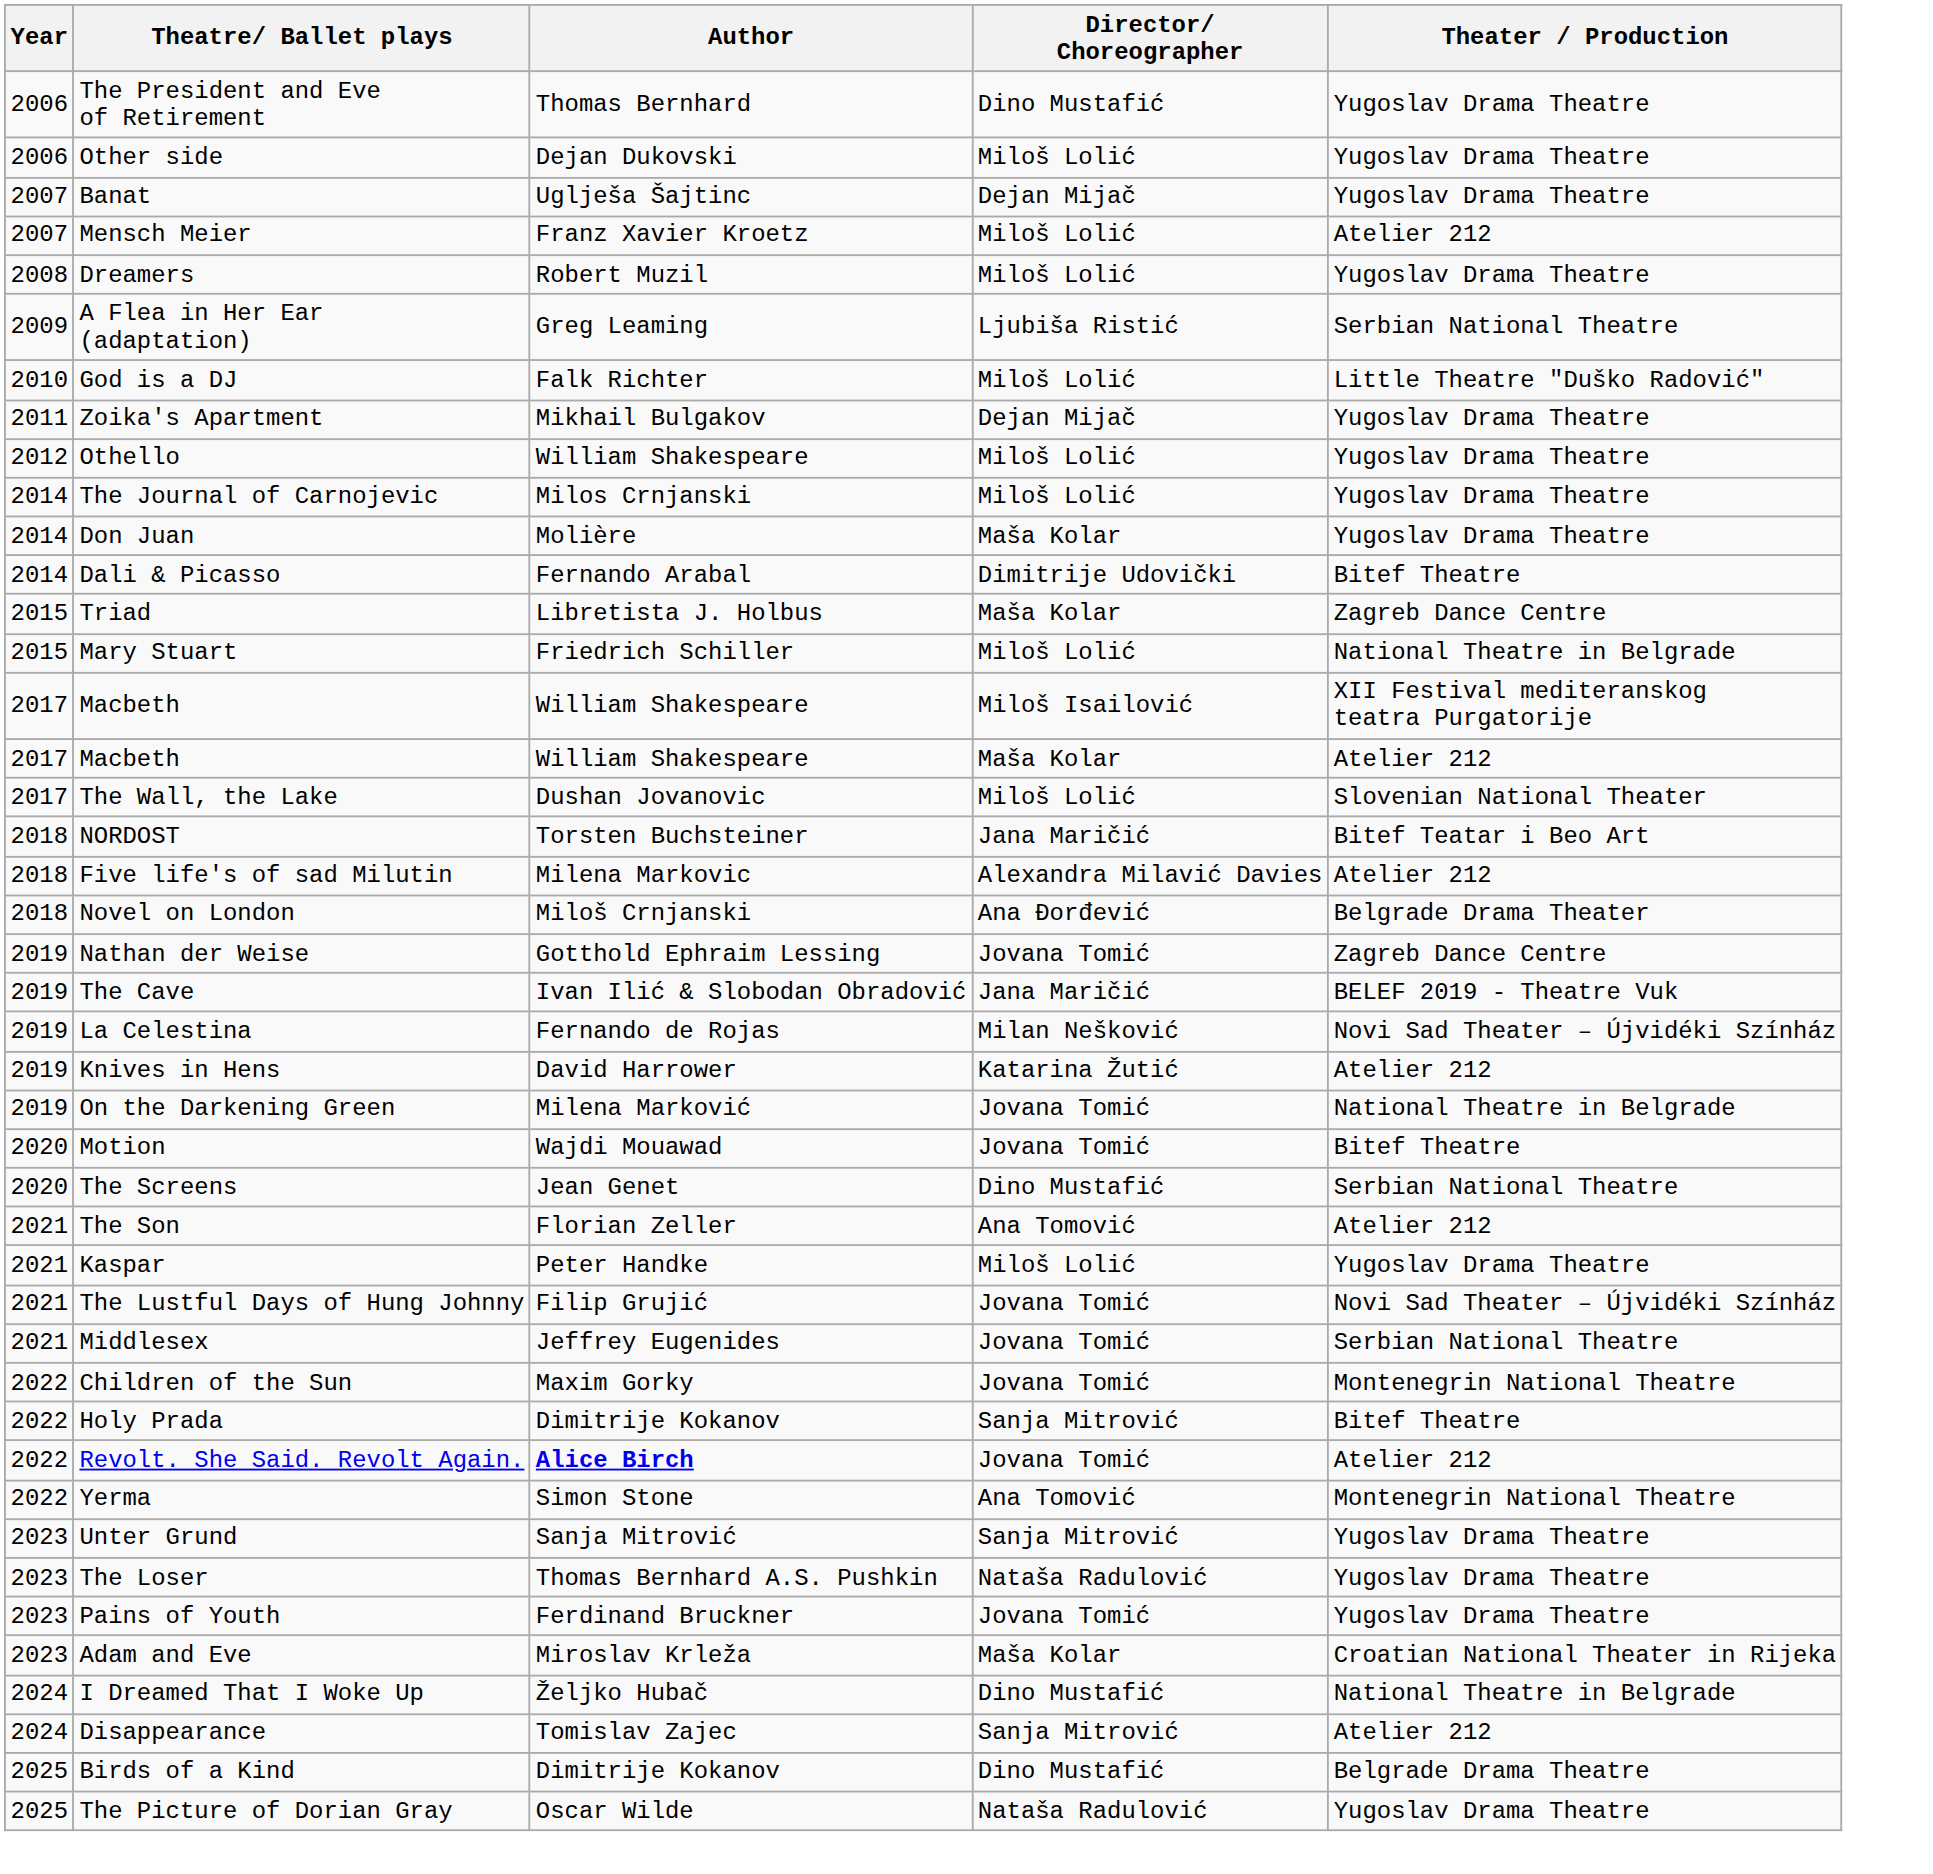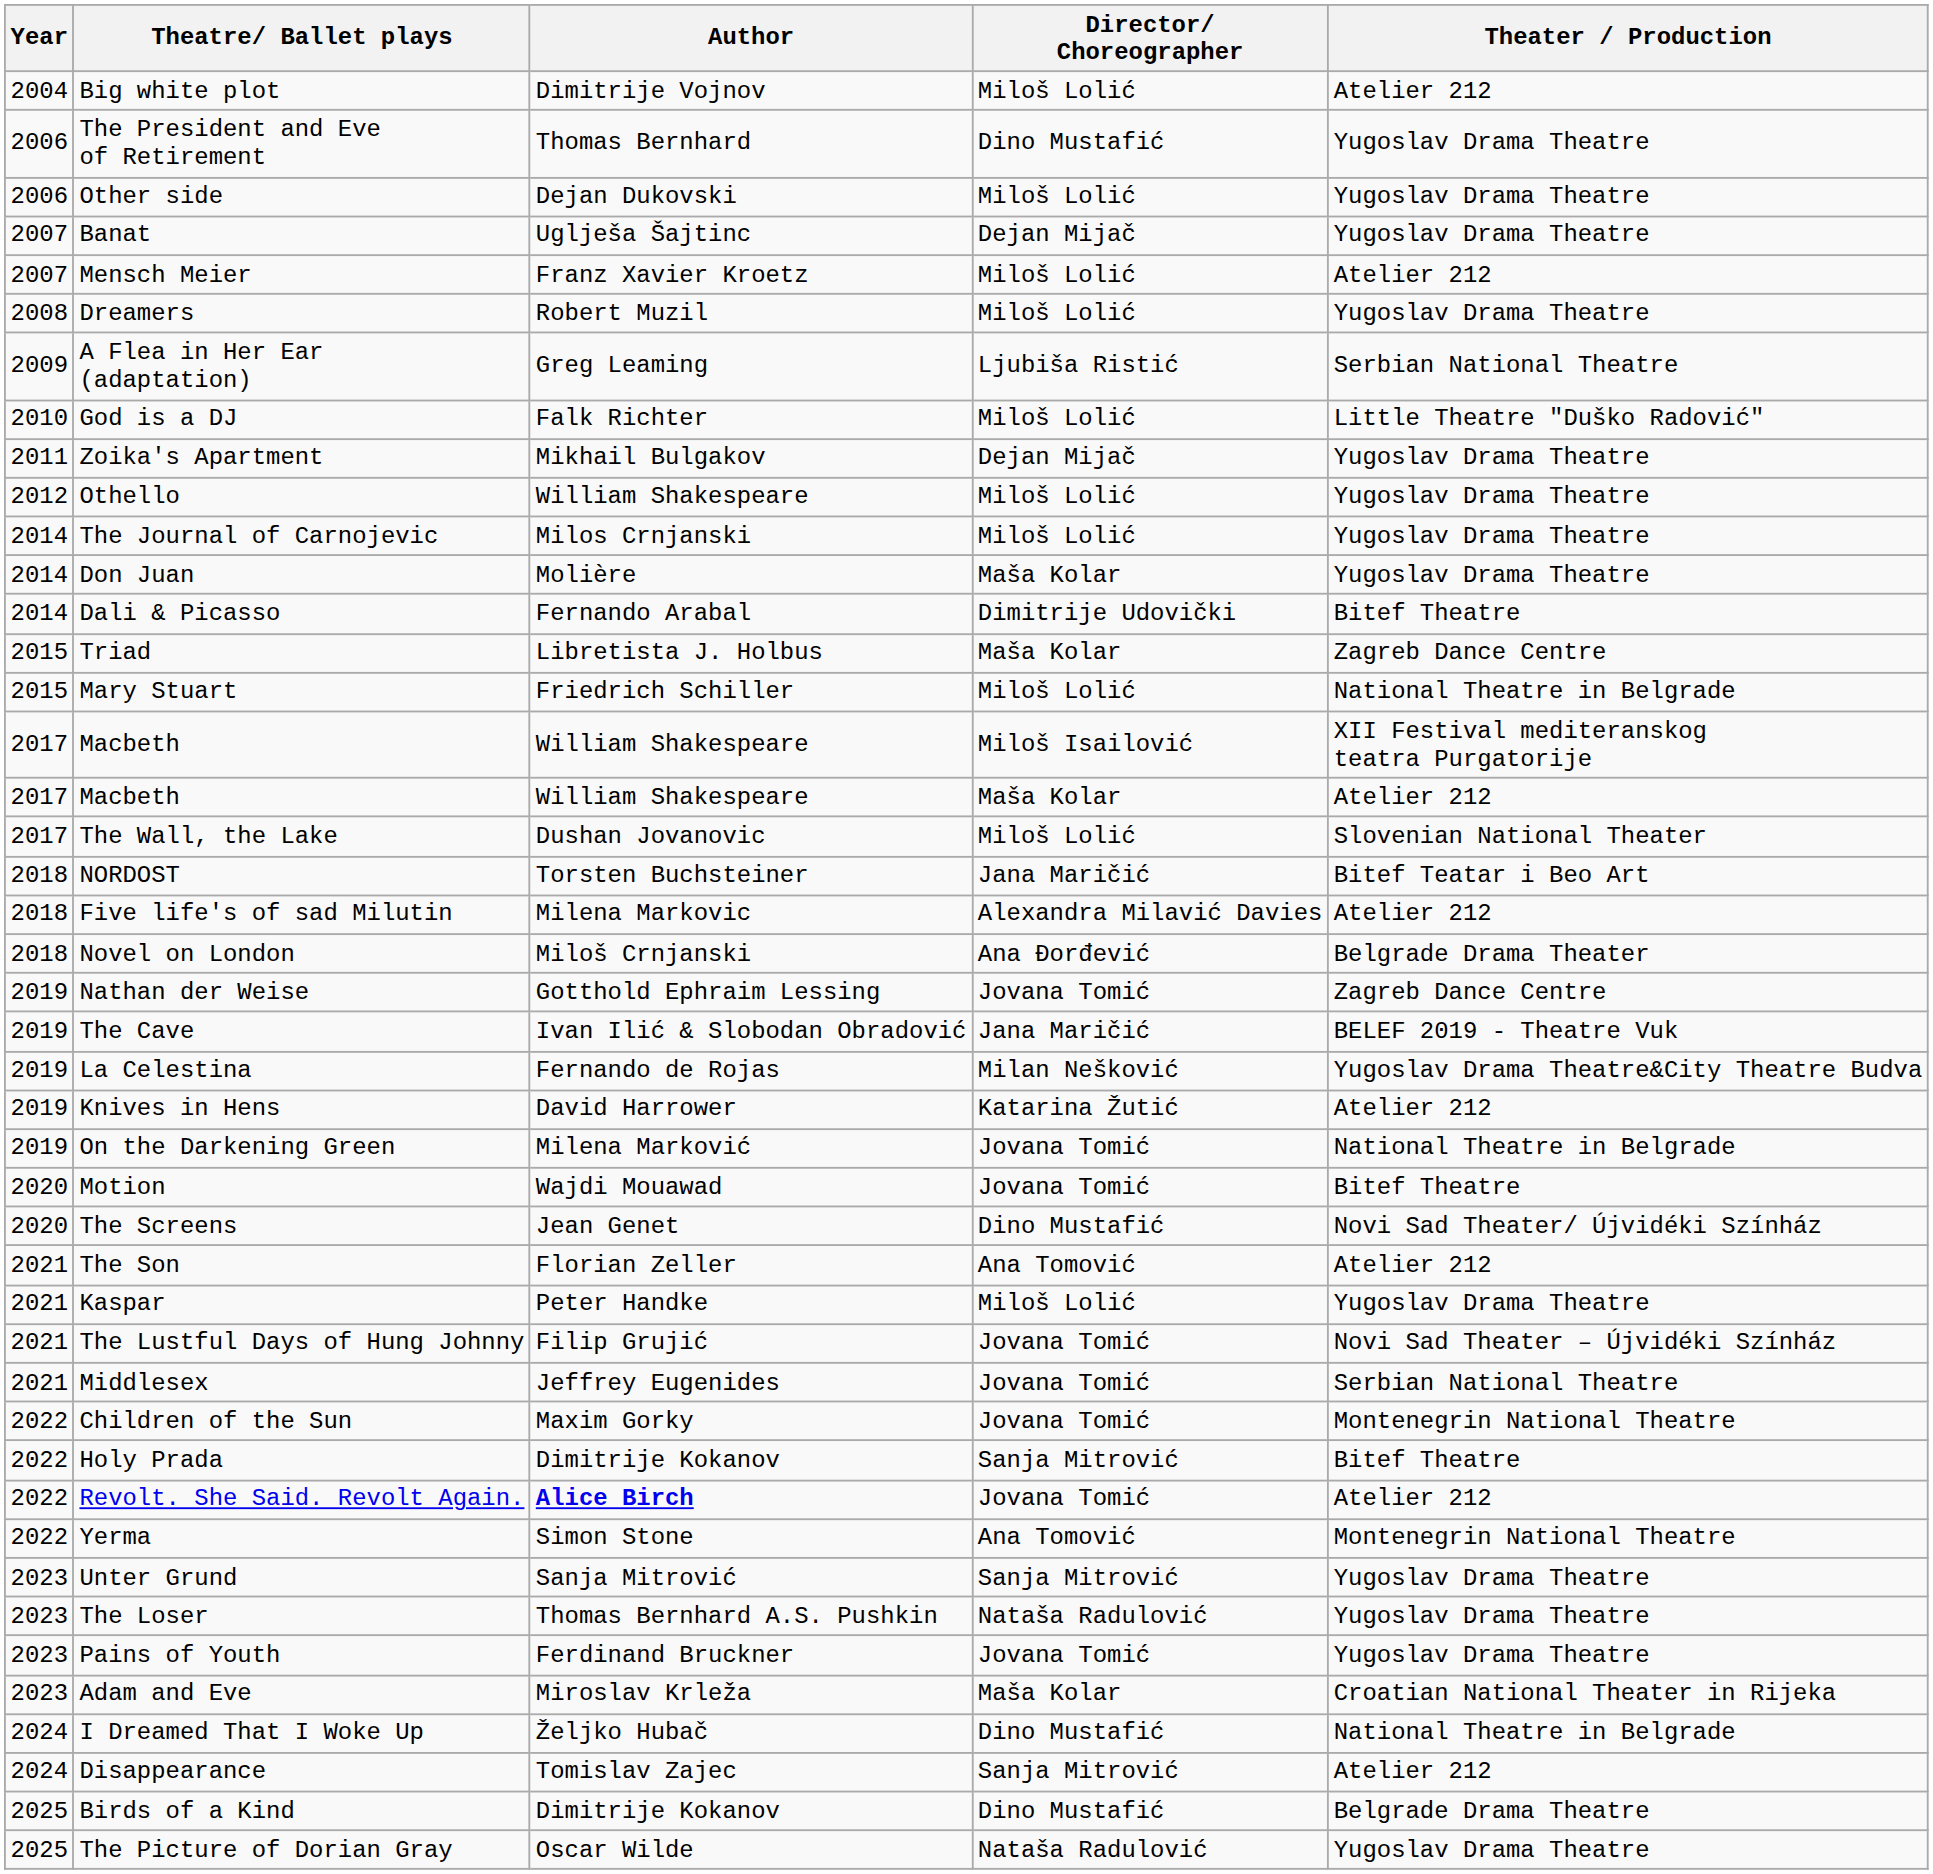+ row: (180, 91)
(1585, 1031) Novi Sad Theater – Újvidéki Színház -> (1628, 1070) Yugoslav Drama Theatre&City Theatre Budva
(1506, 1187) Serbian National Theatre -> (1578, 1226) Novi Sad Theater/ Újvidéki Színház
